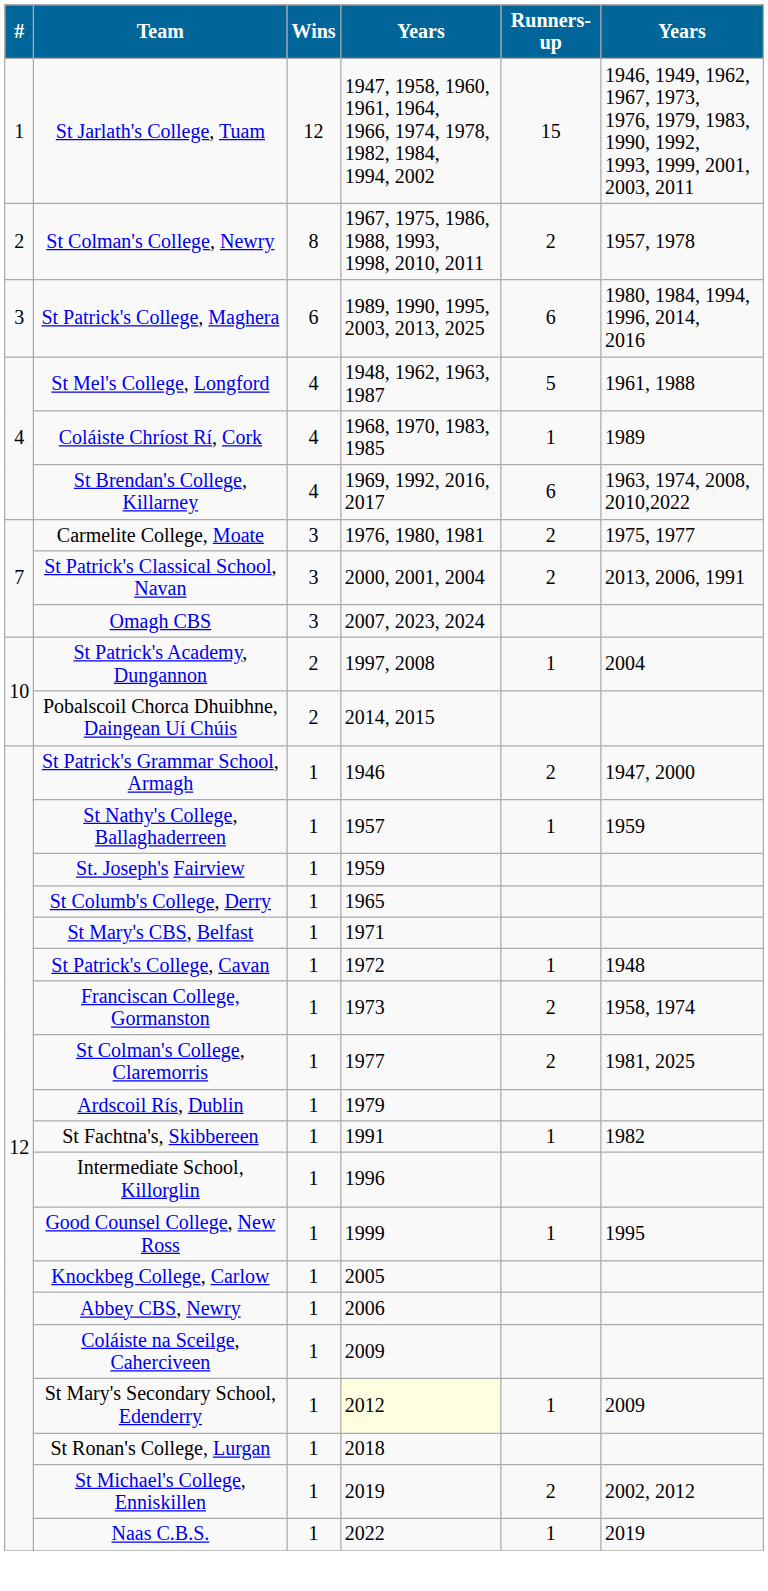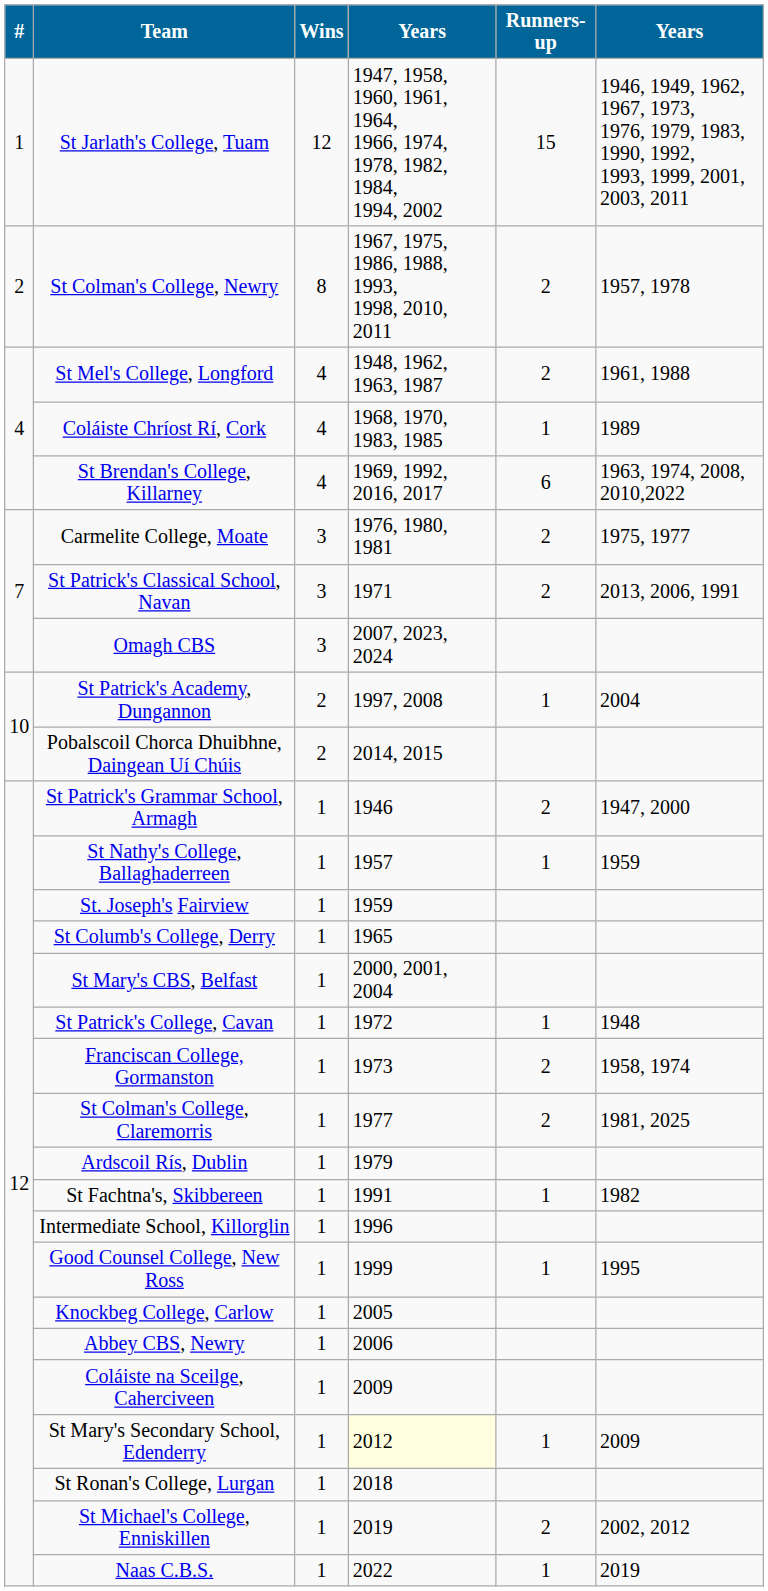- row: (160, 318)
(551, 383) 5 -> (546, 374) 2
(415, 577) 2000, 2001, 2004 -> (373, 591) 1971
(365, 932) 1971 -> (400, 979) 2000, 2001, 2004
